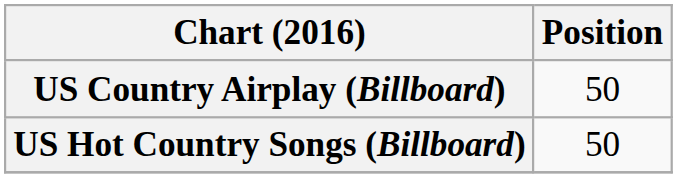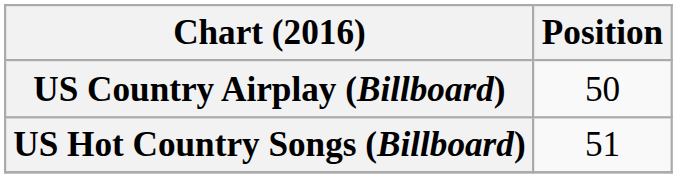(603, 144) 50 -> (603, 144) 51
